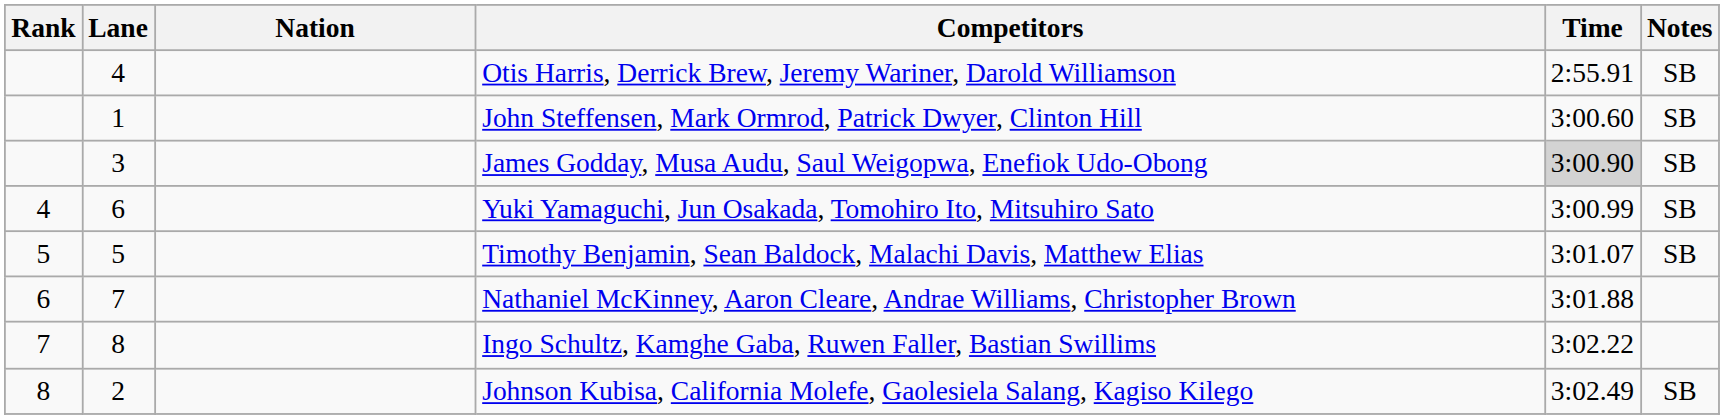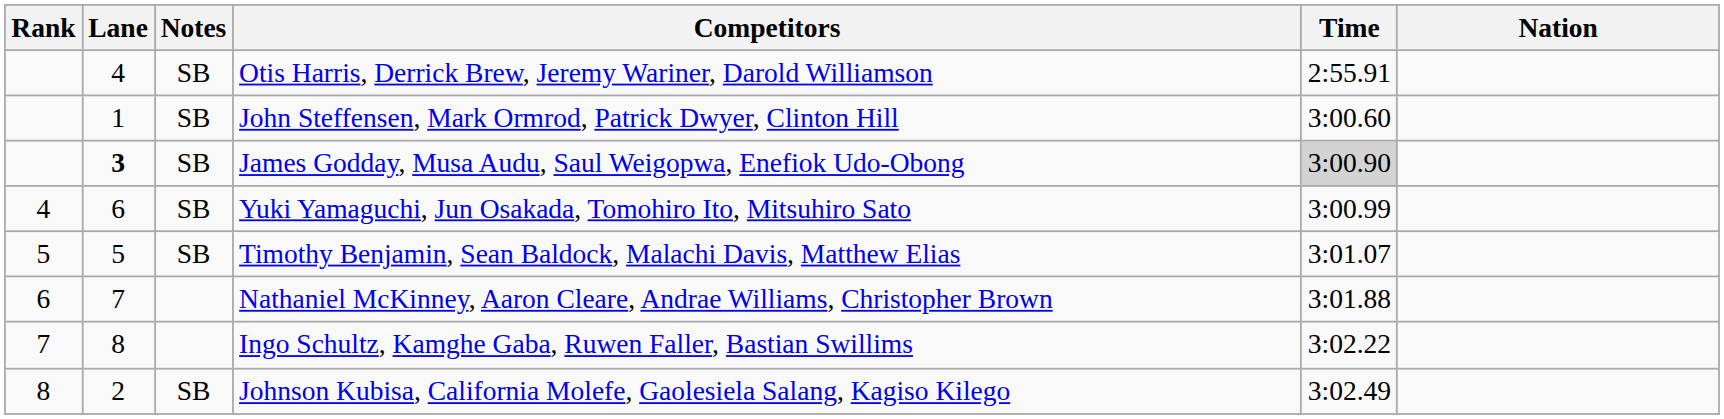columns swapped: (315, 27) <-> (1680, 27)
(118, 163) normal -> (118, 163) bold
